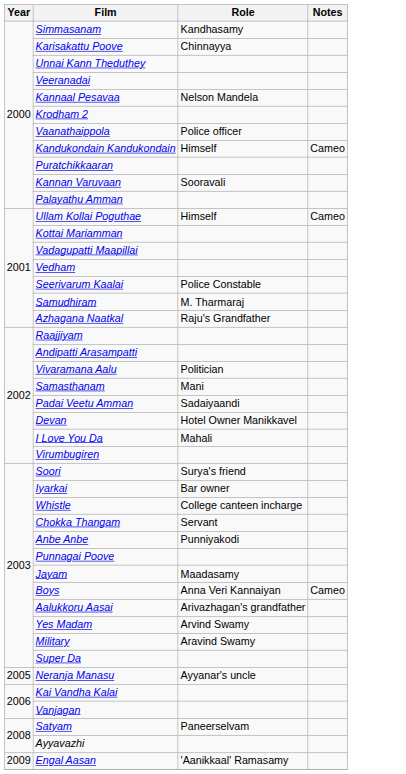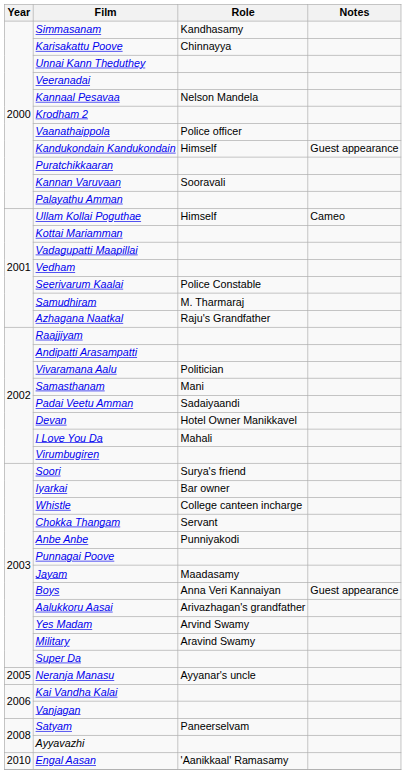(328, 149) Cameo -> (354, 149) Guest appearance
(328, 591) Cameo -> (354, 591) Guest appearance
(19, 761) 2009 -> (19, 761) 2010
